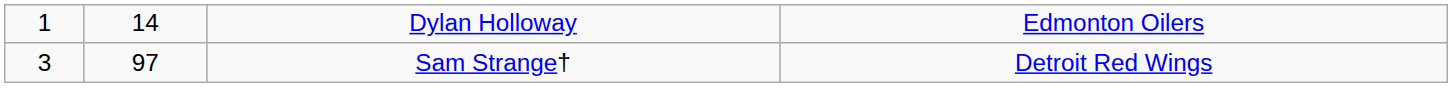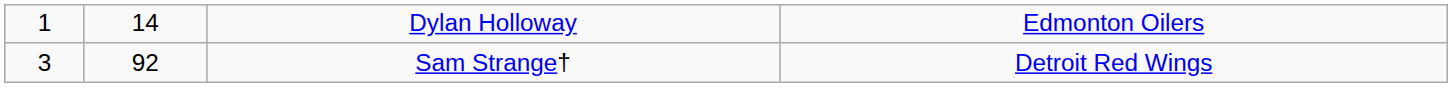(145, 62) 97 -> (145, 62) 92
